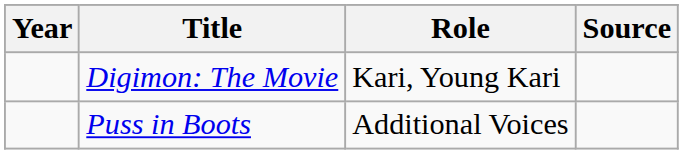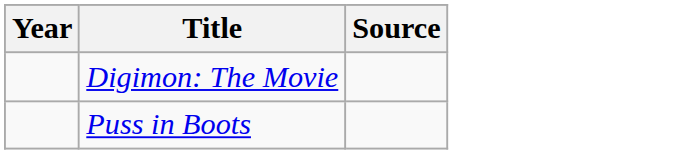- column: (460, 28)
